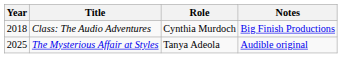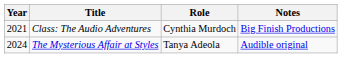(17, 28) 2018 -> (17, 28) 2021
(17, 45) 2025 -> (17, 45) 2024
